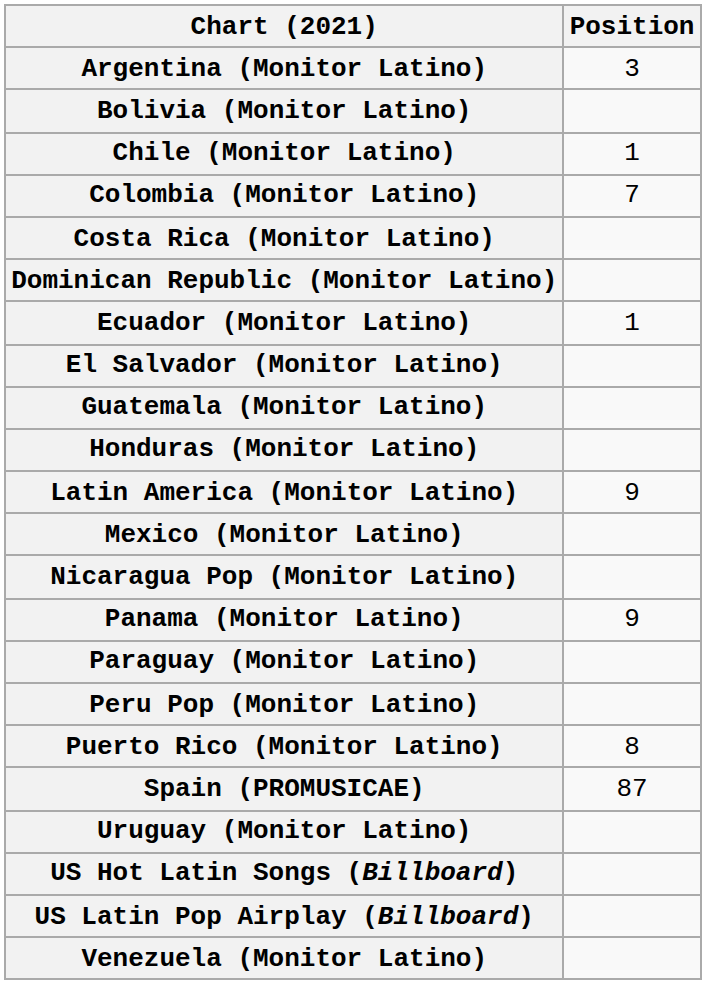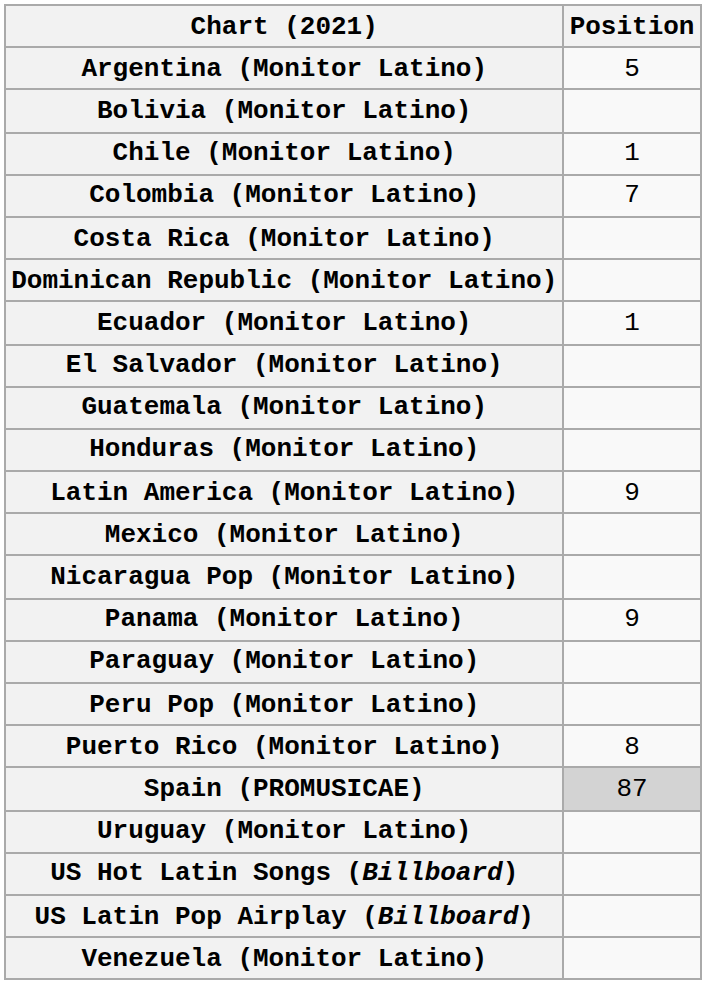(632, 69) 3 -> (632, 69) 5
(632, 789) no background -> (632, 789) lightgrey background
